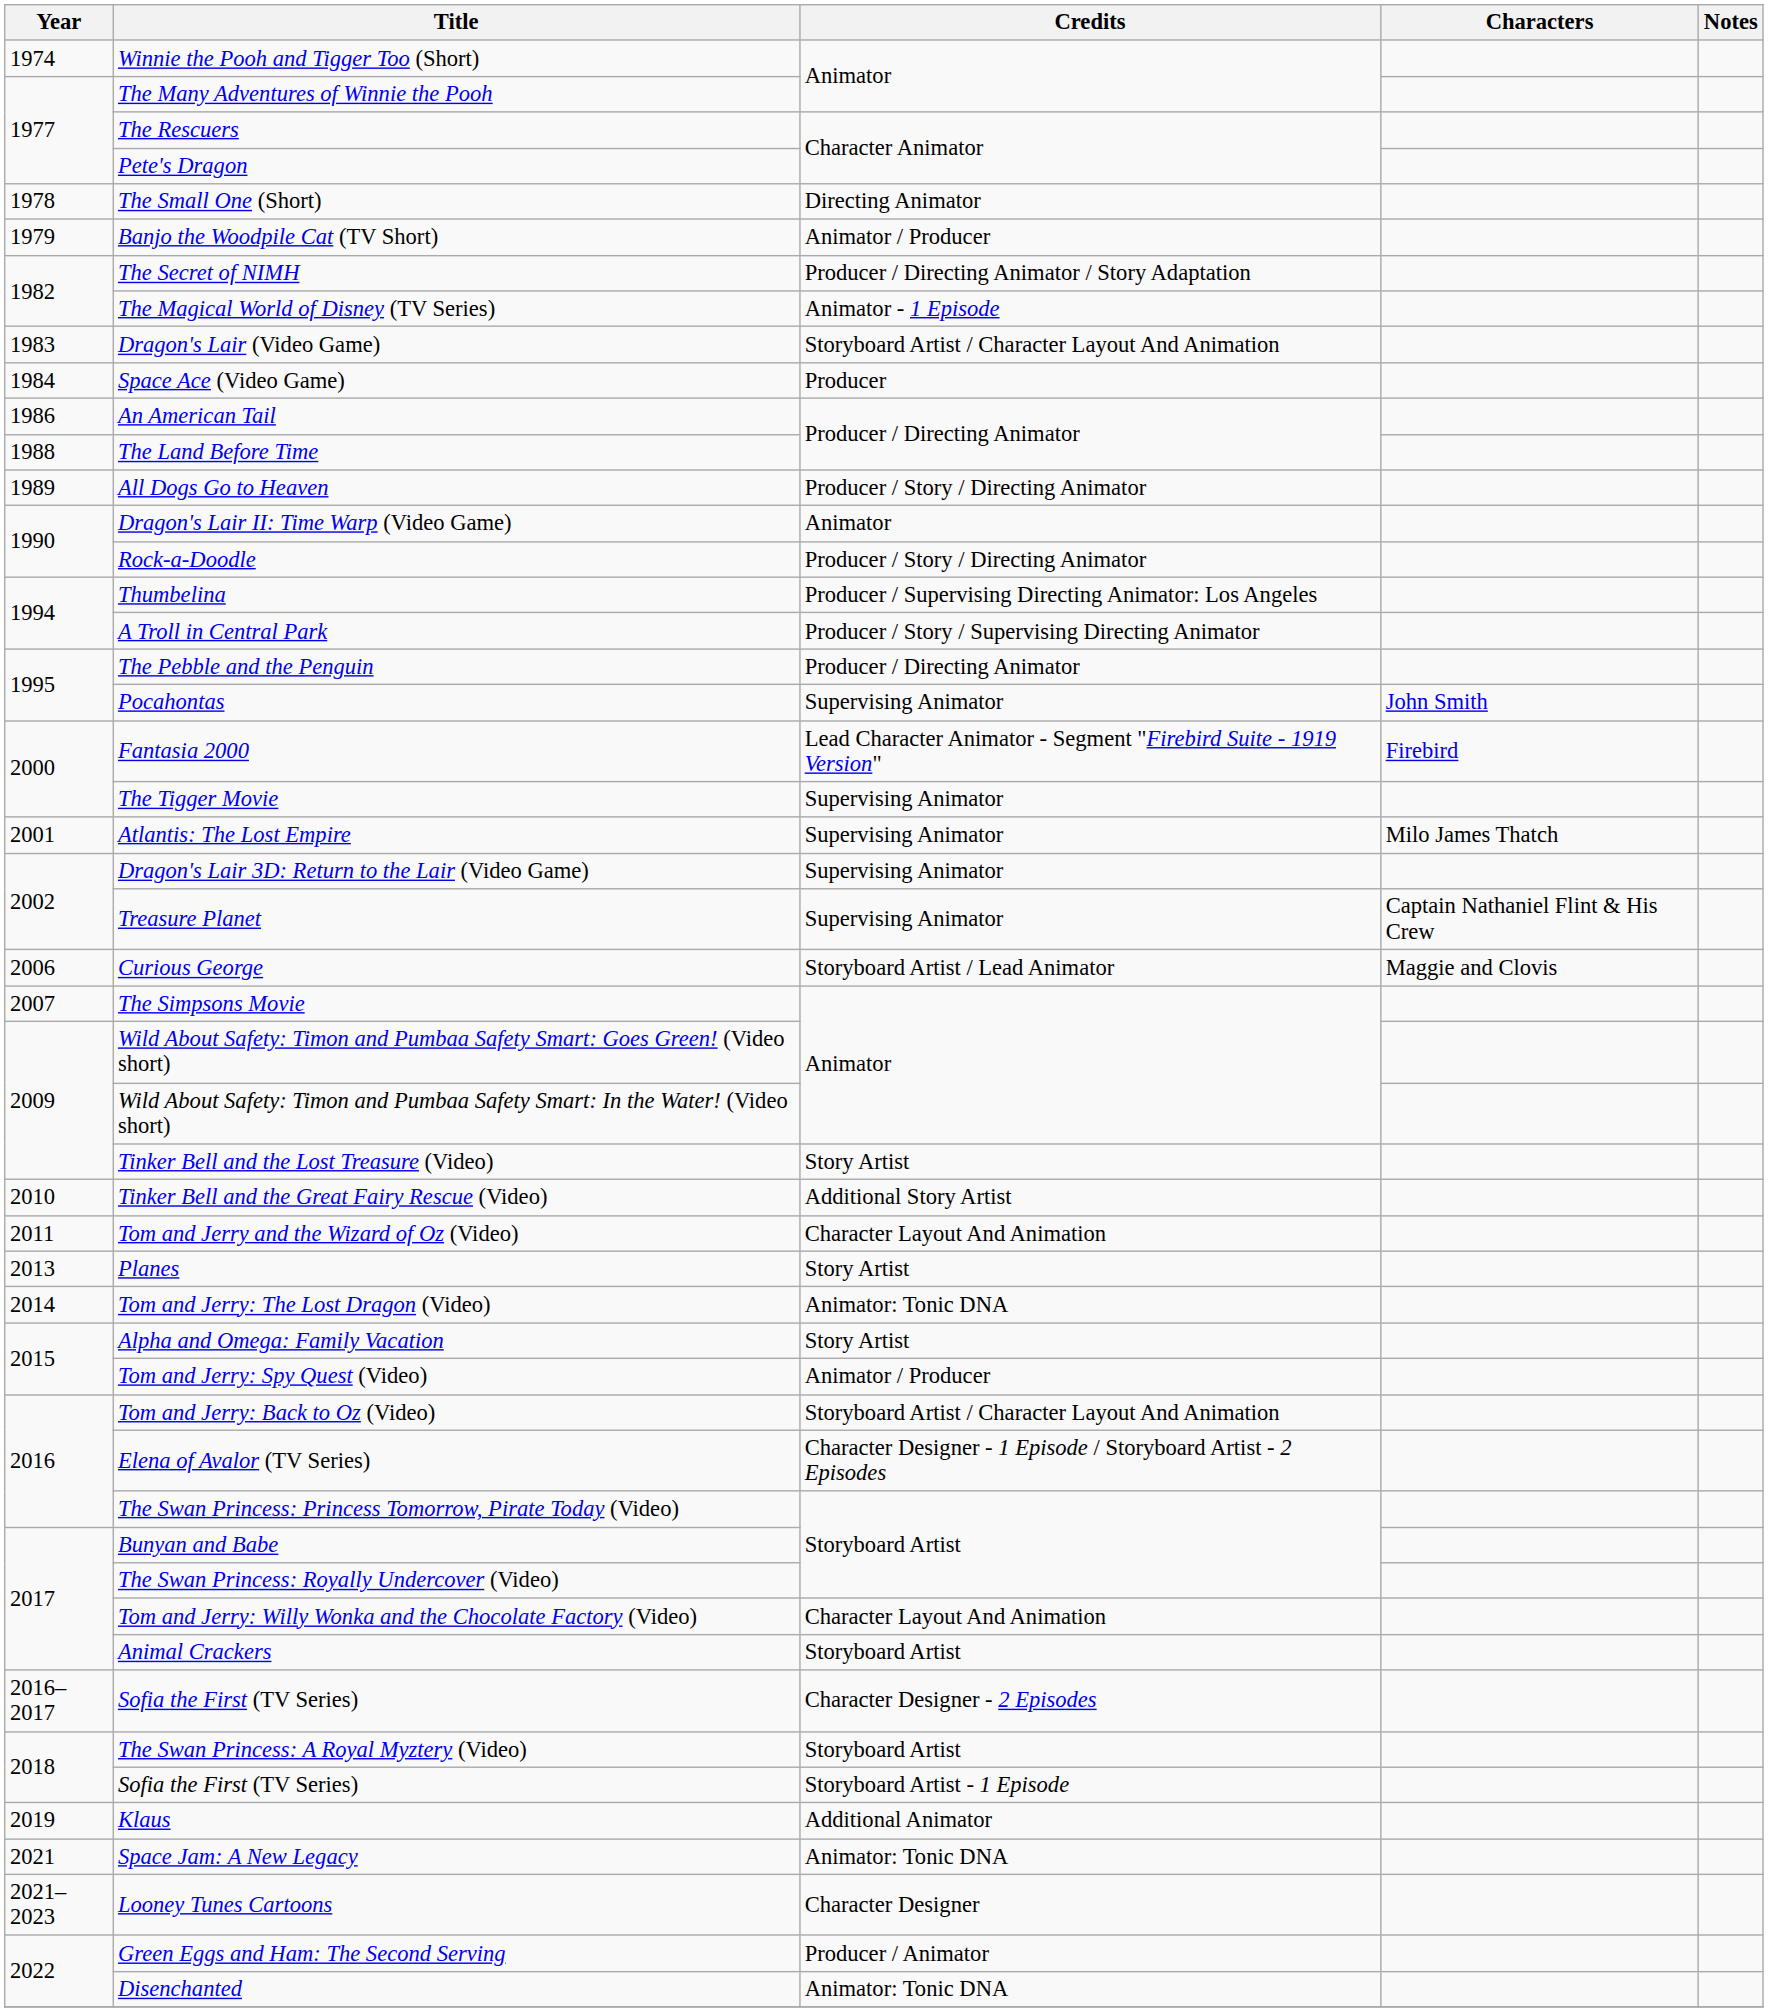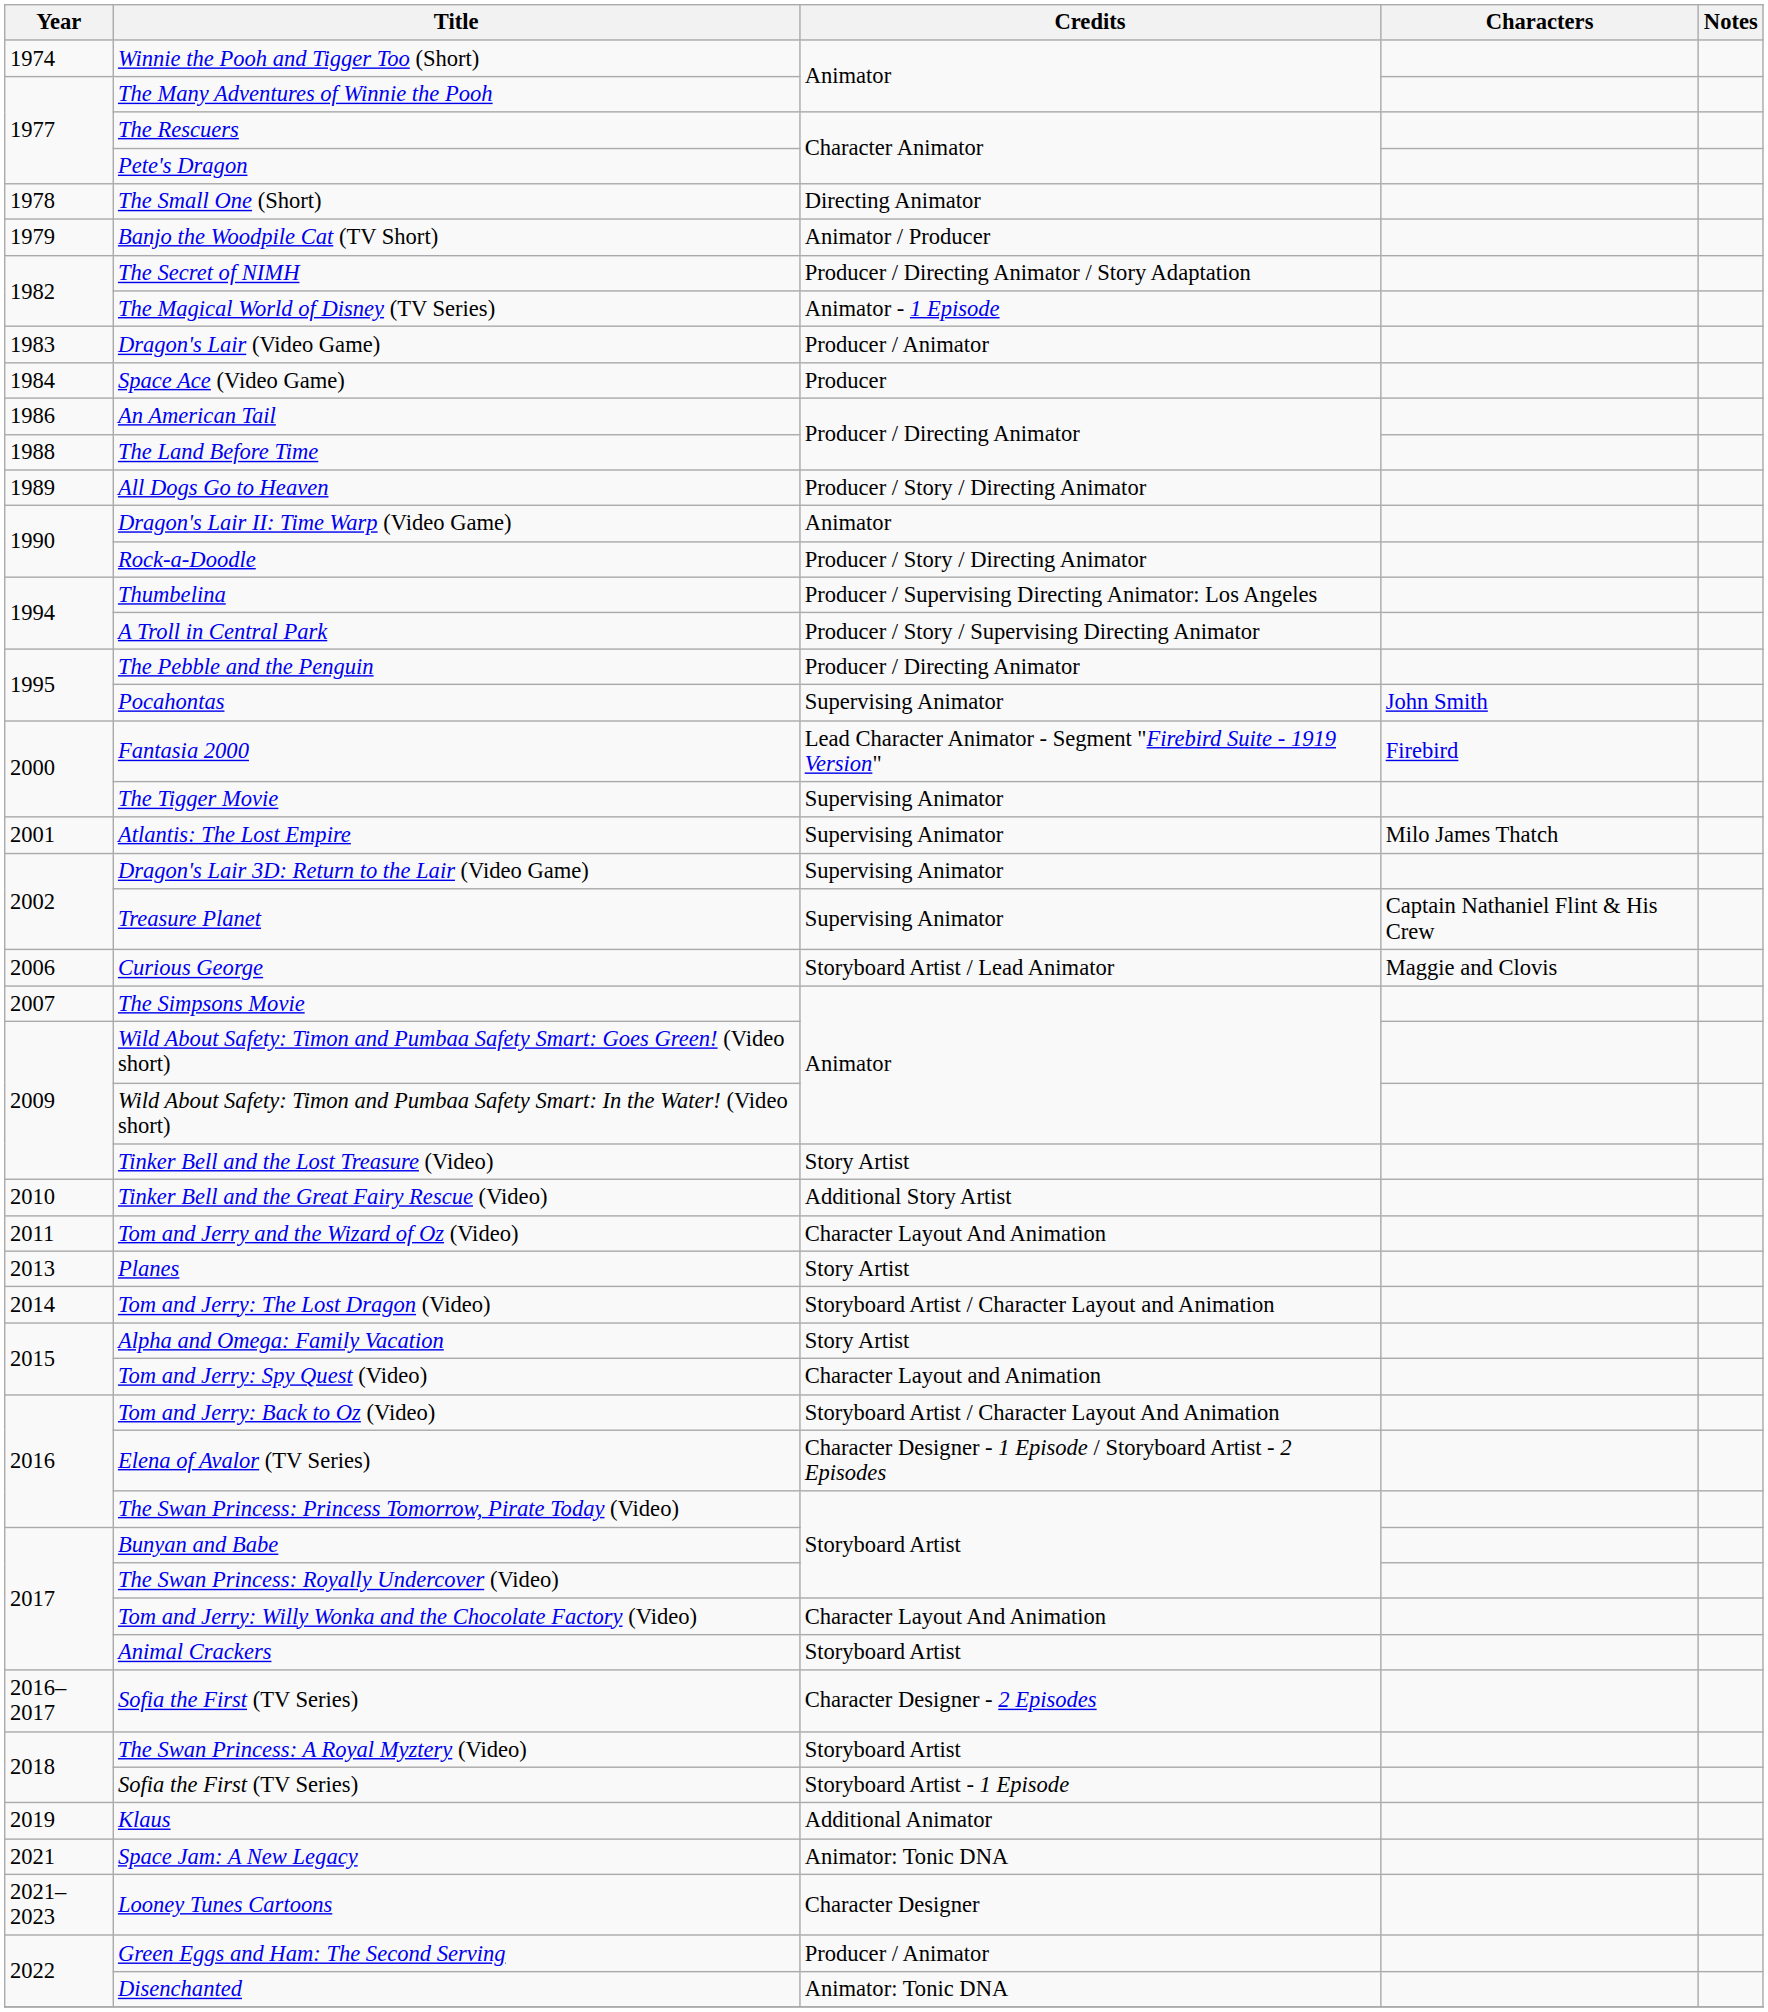(1042, 344) Storyboard Artist / Character Layout And Animation -> (897, 344) Producer / Animator
(906, 1304) Animator: Tonic DNA -> (1040, 1304) Storyboard Artist / Character Layout and Animation
(897, 1376) Animator / Producer -> (953, 1376) Character Layout and Animation
